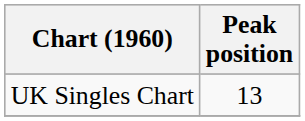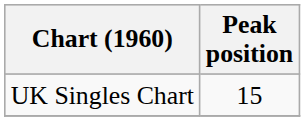(249, 94) 13 -> (249, 94) 15
